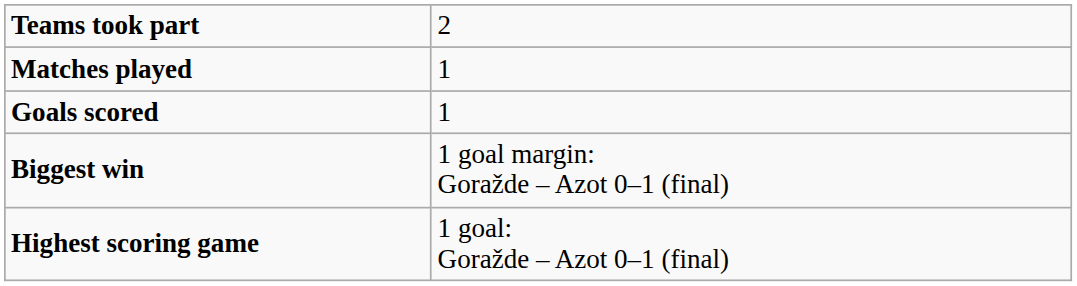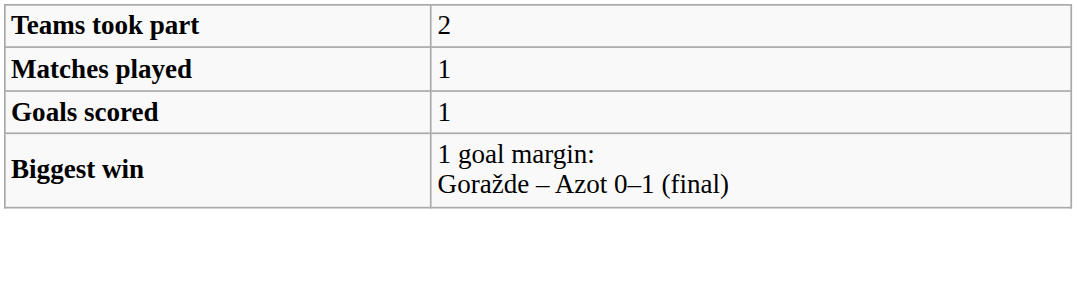- row: (135, 243)
